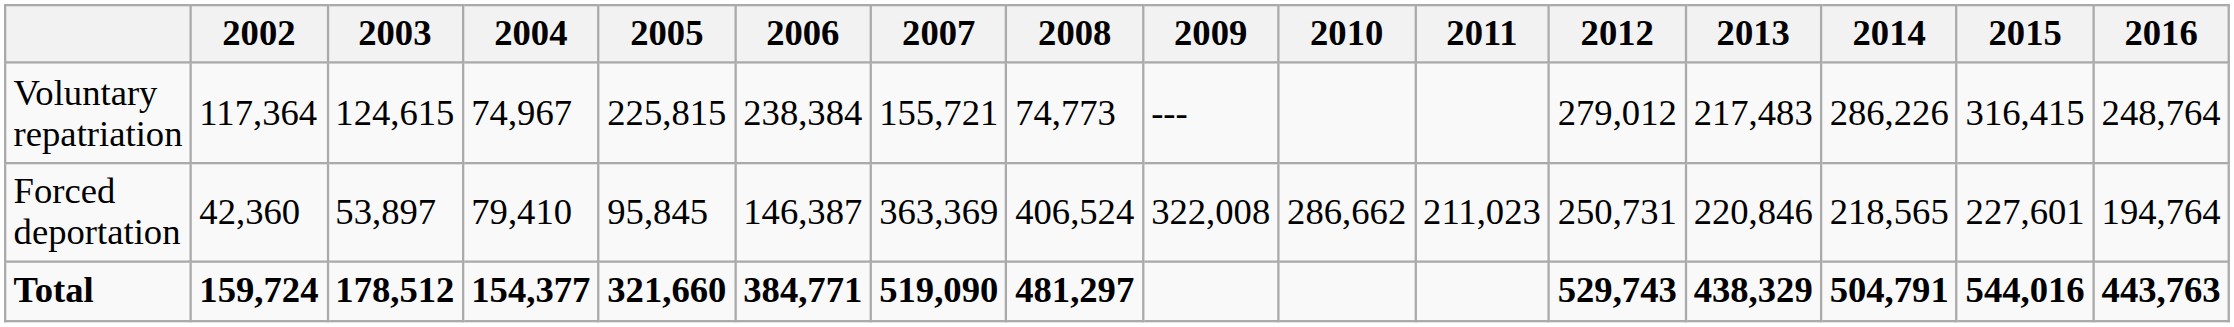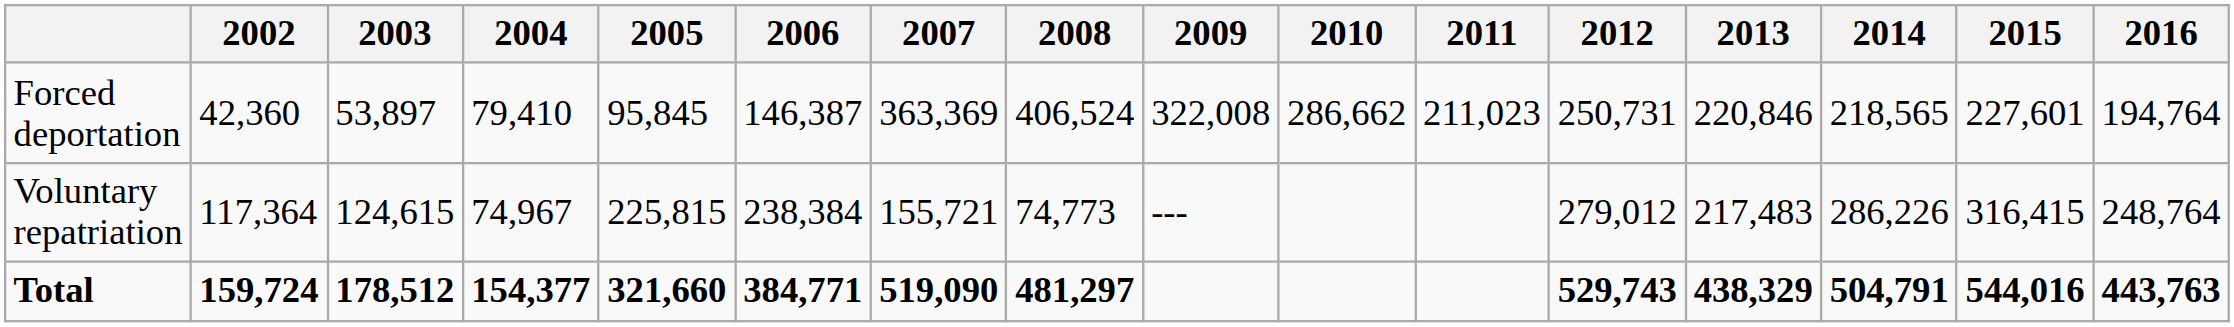rows swapped: (98, 112) <-> (97, 211)
